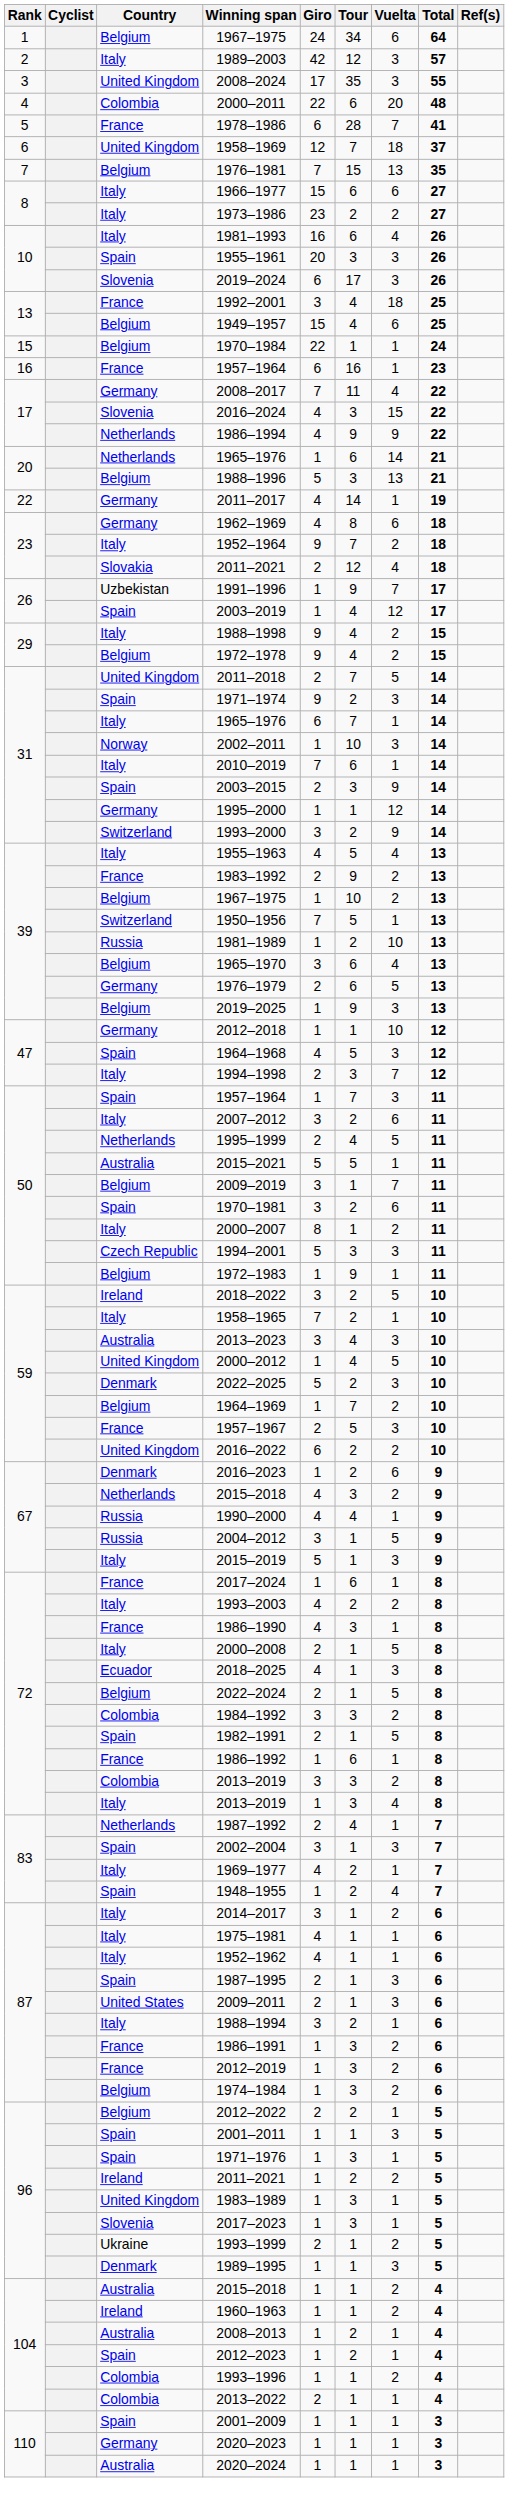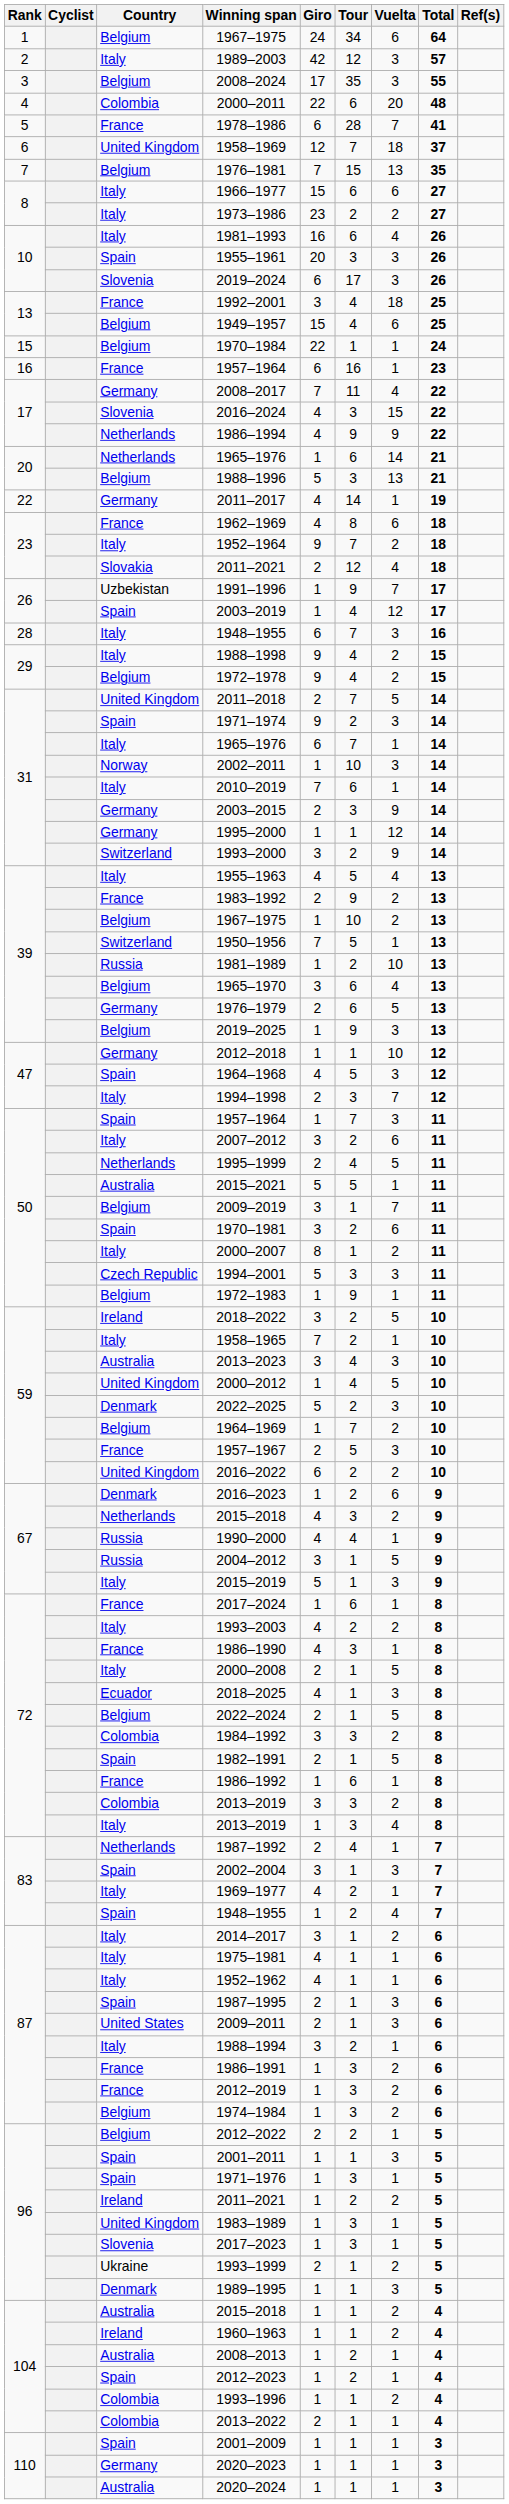(150, 81) United Kingdom -> (125, 81) Belgium
(129, 523) Germany -> (122, 523) France
+ row: (25, 633)
(118, 788) Spain -> (129, 810) Germany
